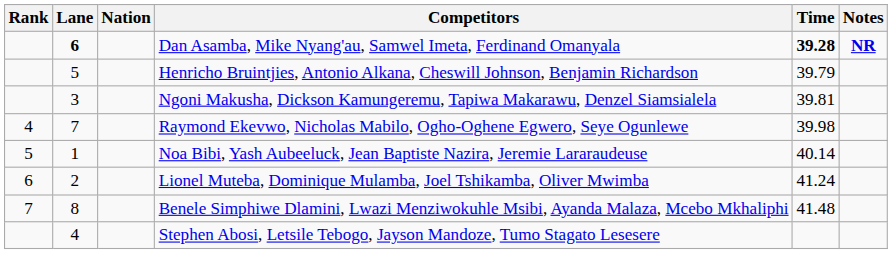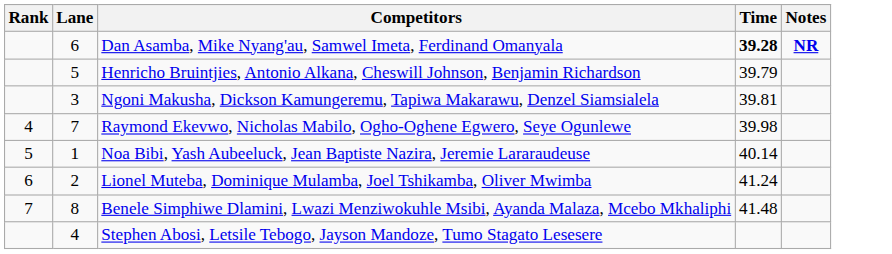- column: (126, 18)
(75, 45) bold -> (75, 45) normal
